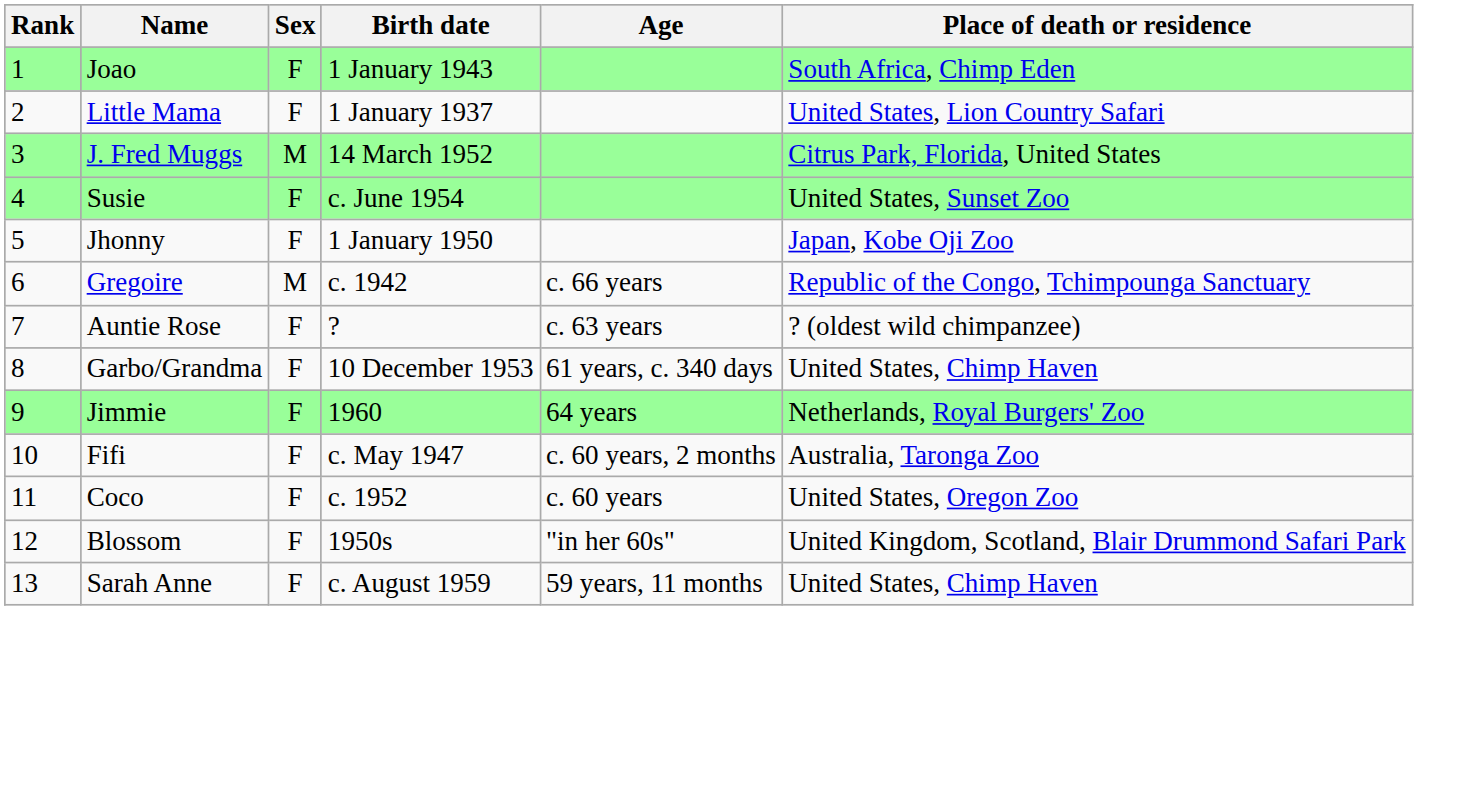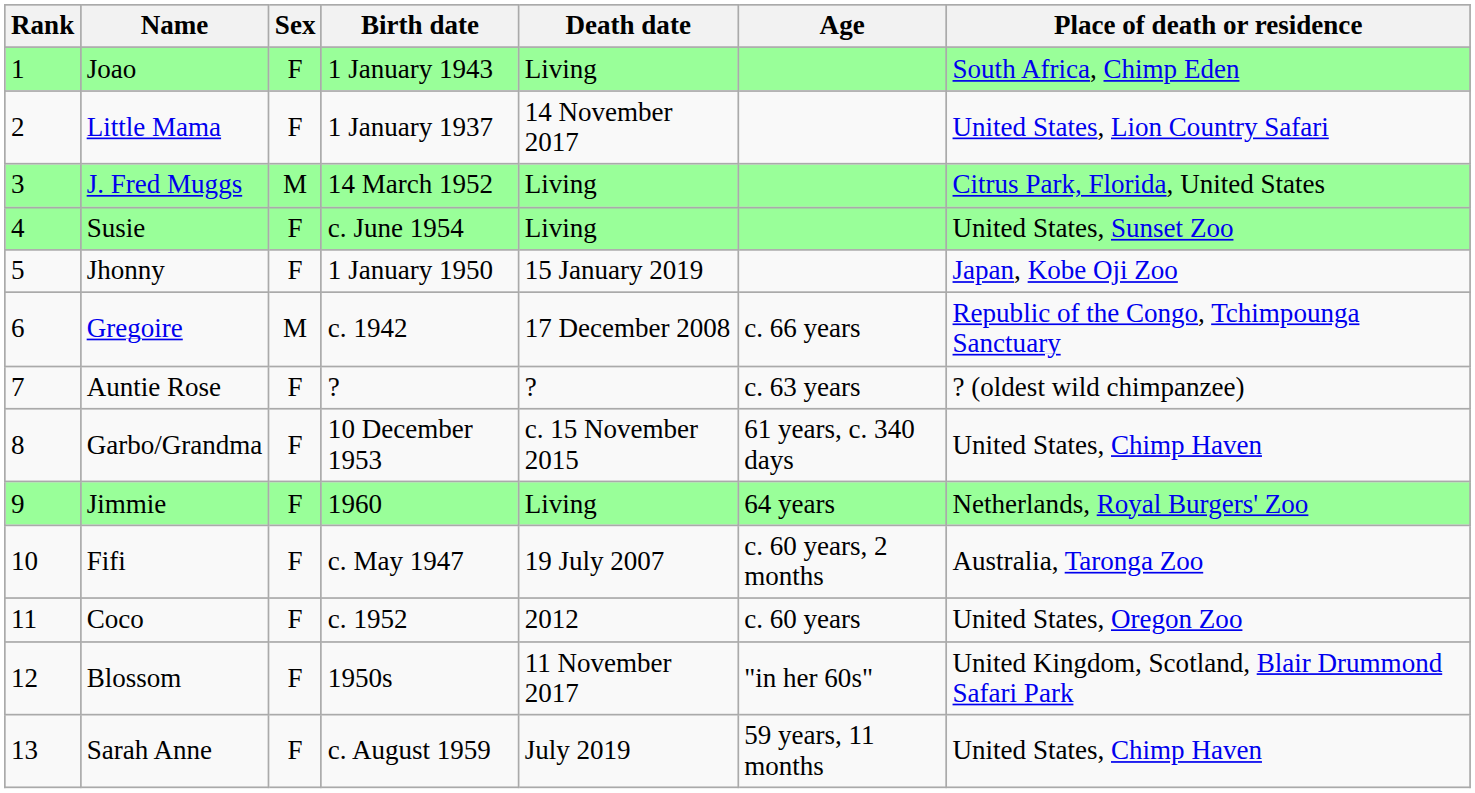+ column: (628, 25)
